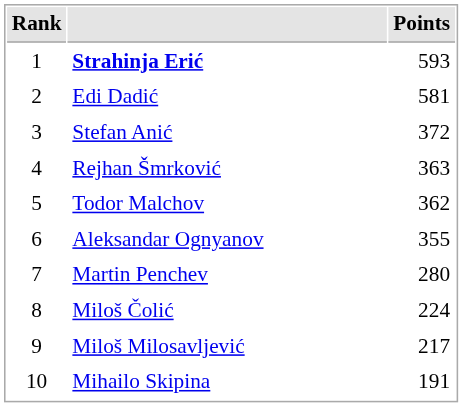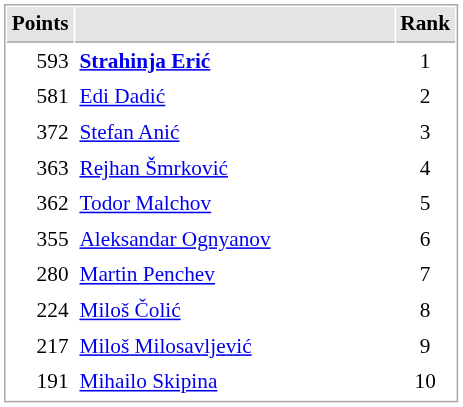columns swapped: (37, 23) <-> (422, 23)
